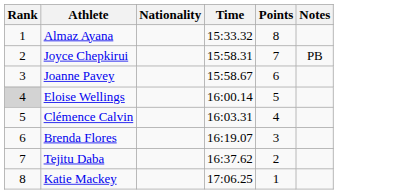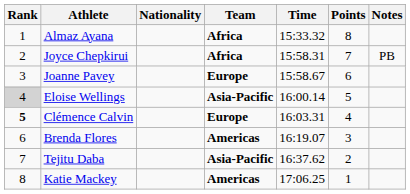+ column: (240, 14)
(23, 117) normal -> (23, 117) bold
